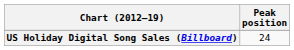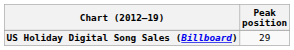(265, 38) 24 -> (265, 38) 29
